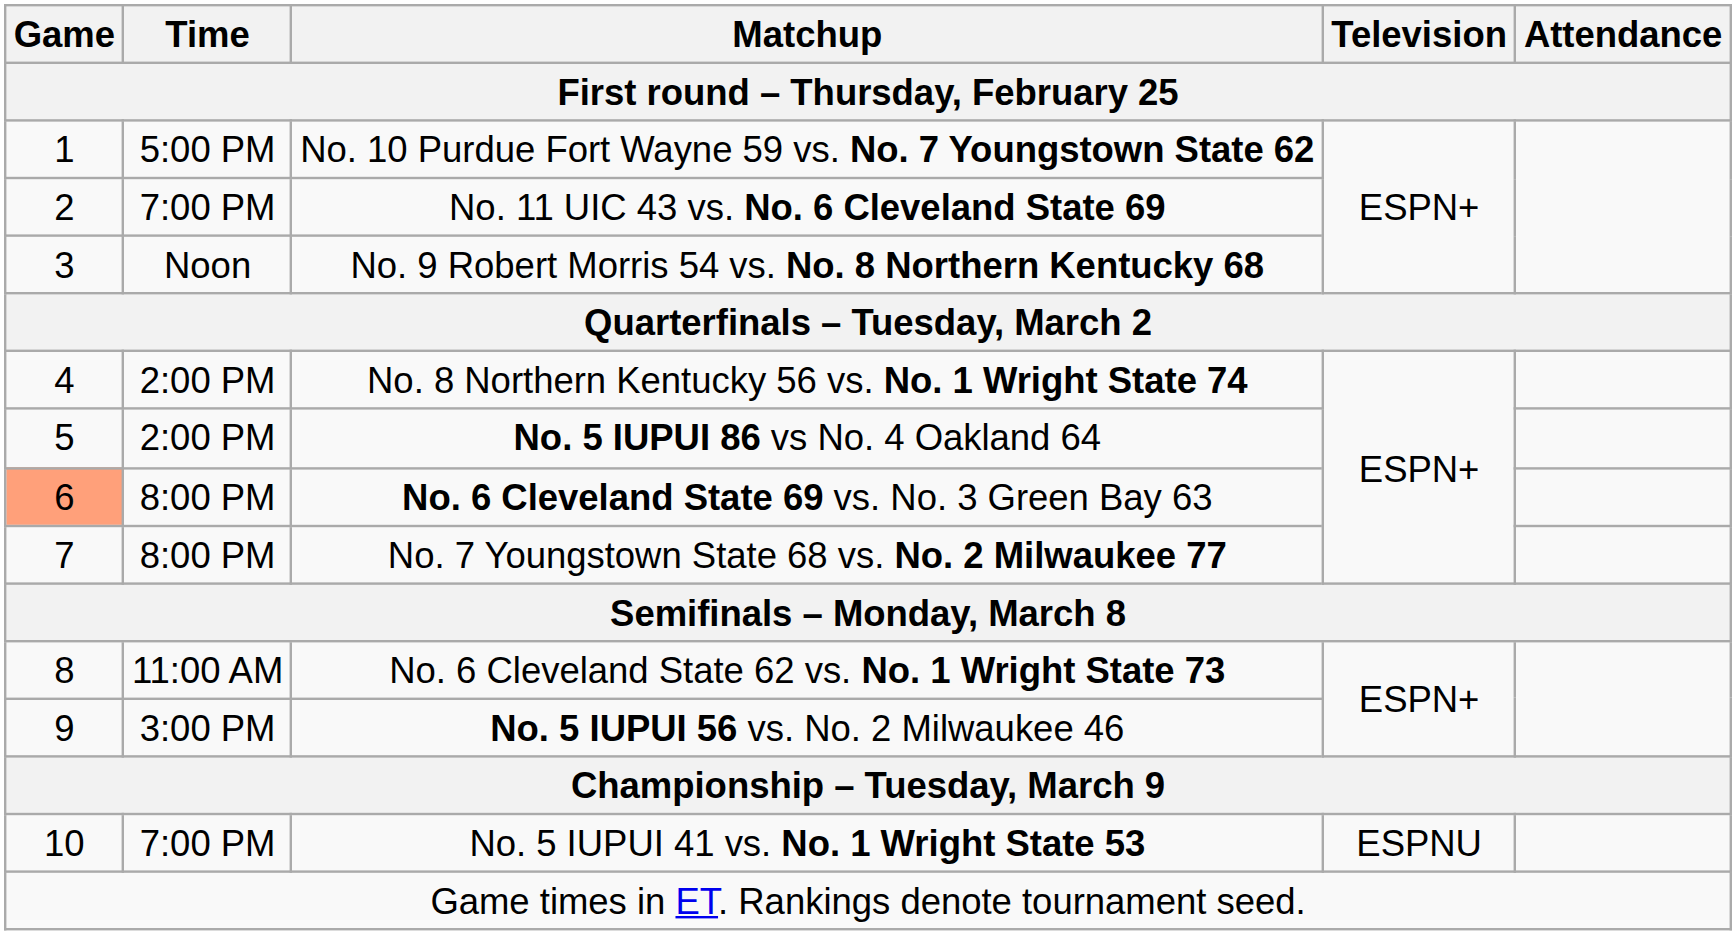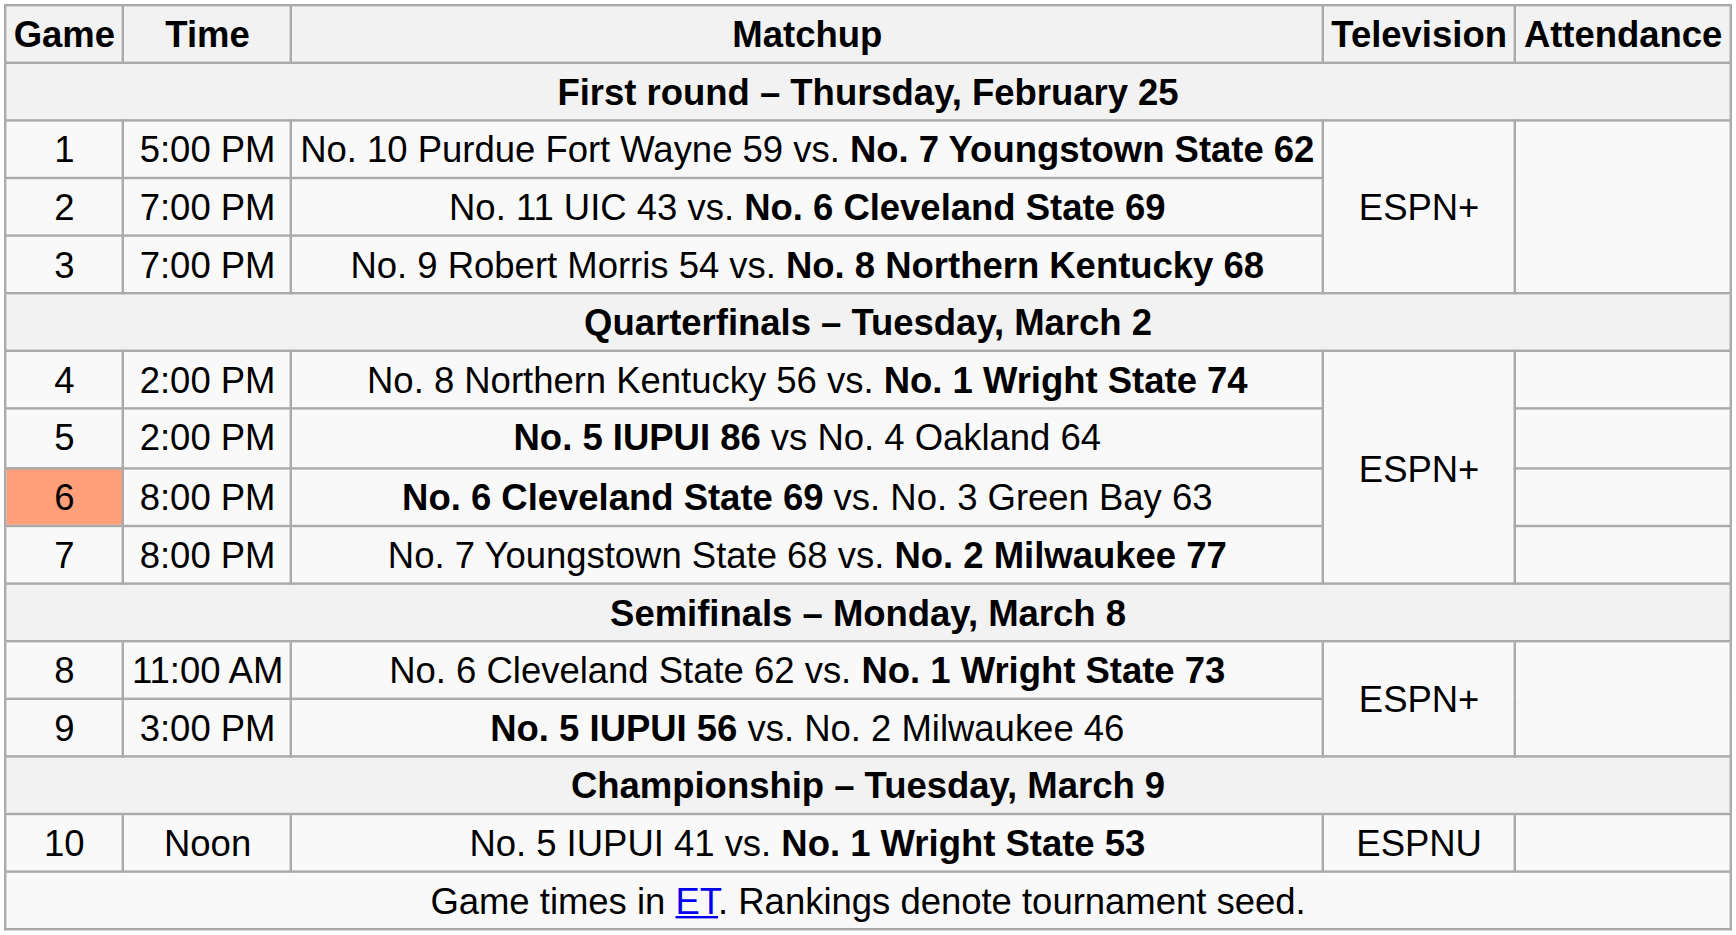(208, 265) Noon -> (208, 265) 7:00 PM
(208, 843) 7:00 PM -> (208, 843) Noon
